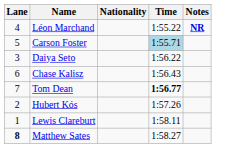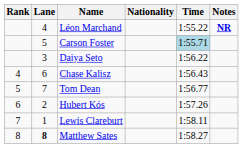+ column: (18, 12)
(166, 89) bold -> (193, 89) normal
